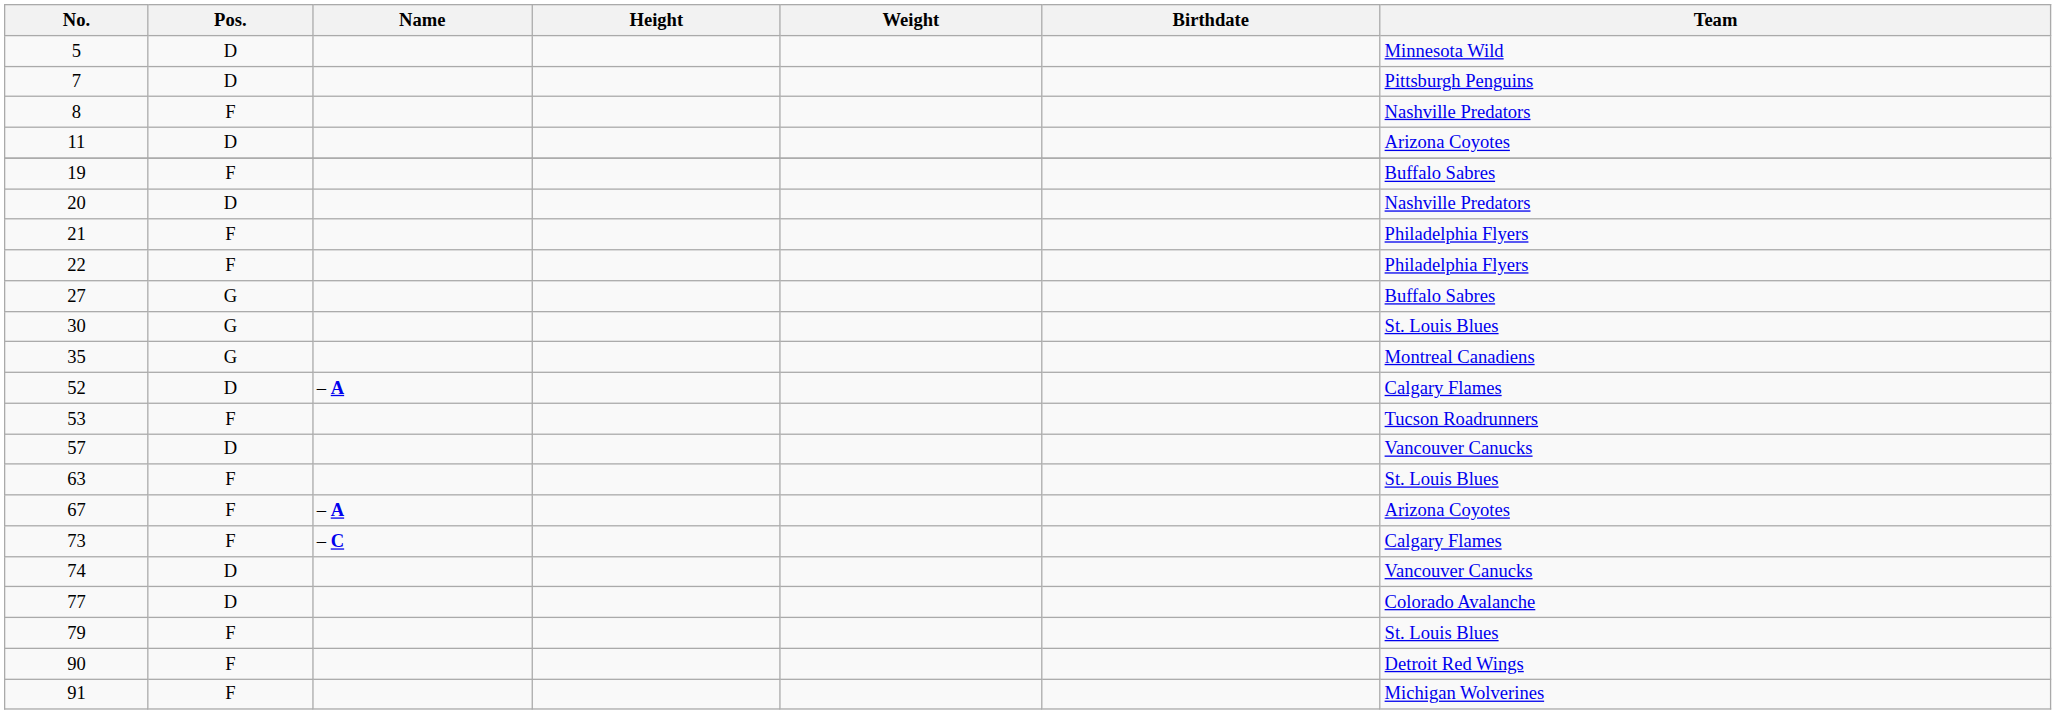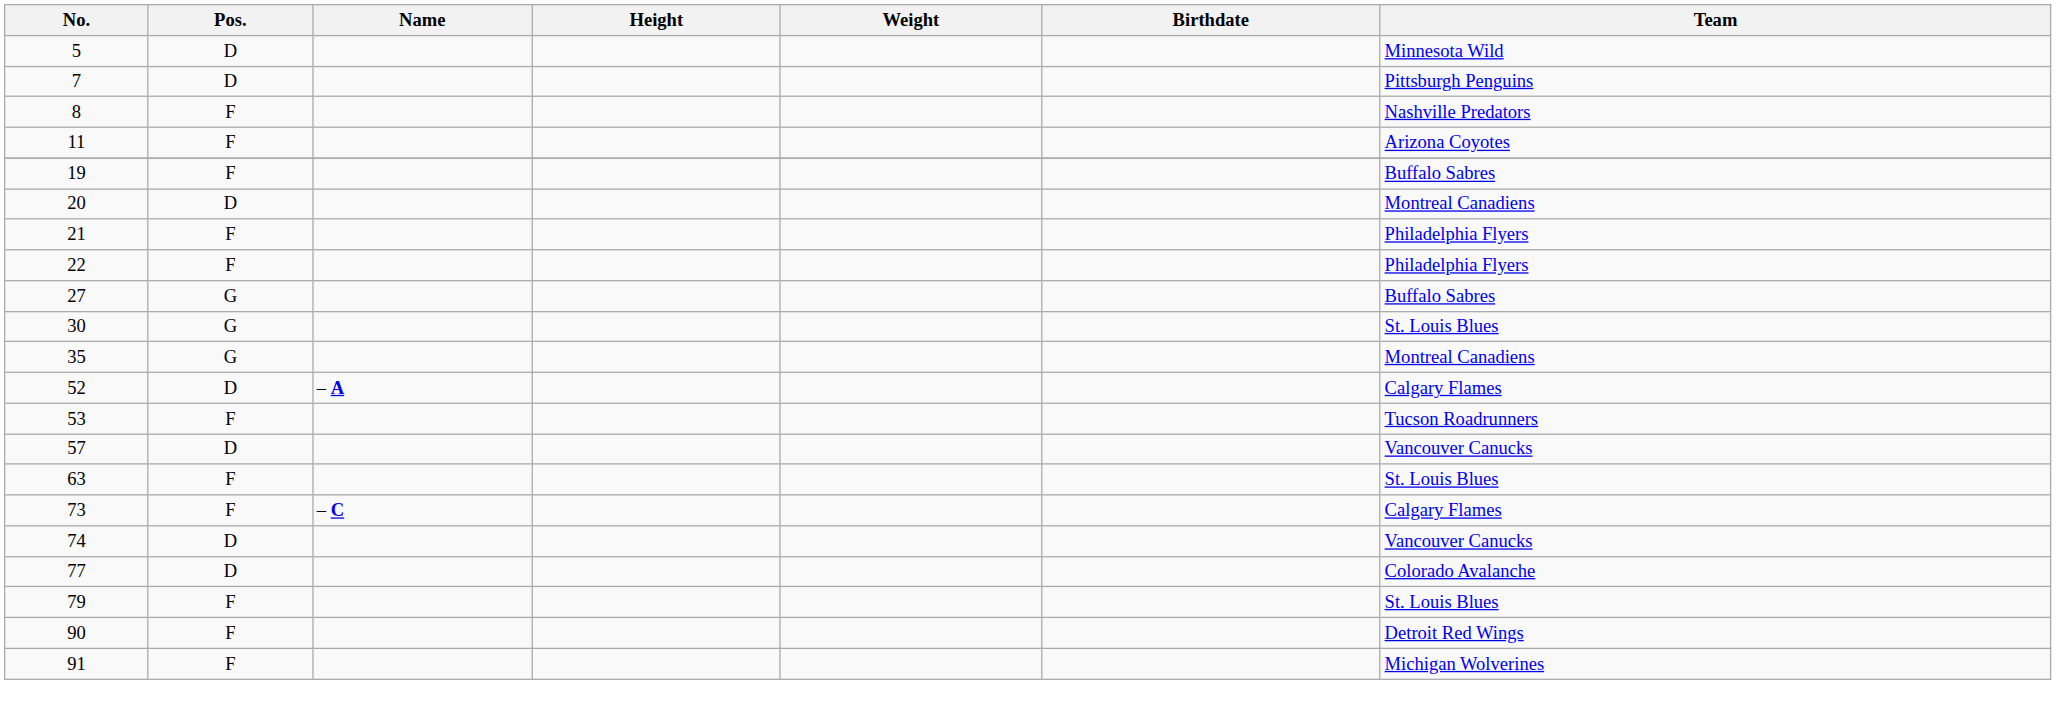(230, 142) D -> (230, 142) F
(1458, 204) Nashville Predators -> (1460, 204) Montreal Canadiens
- row: (76, 510)
